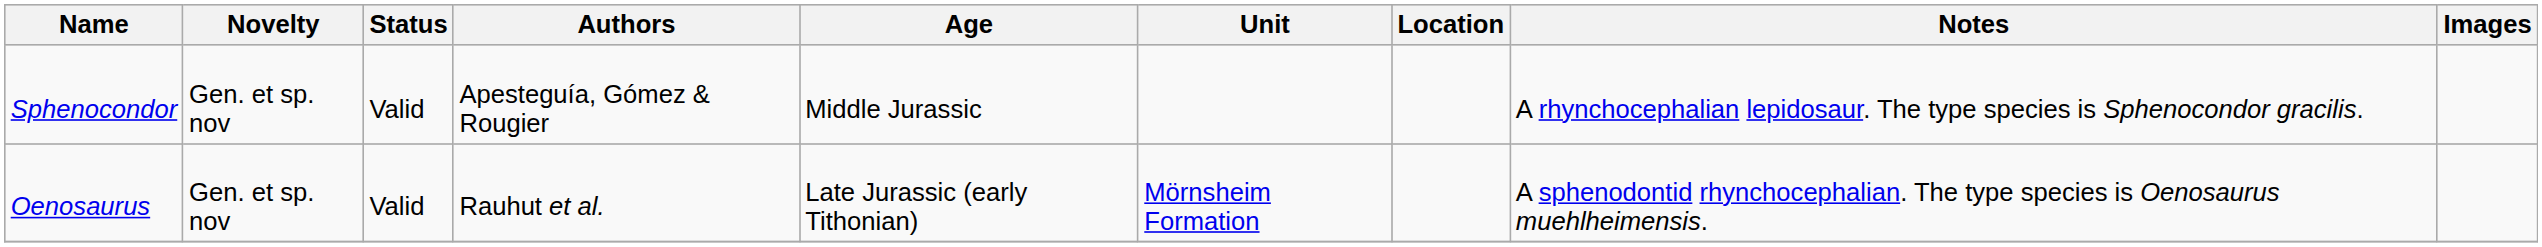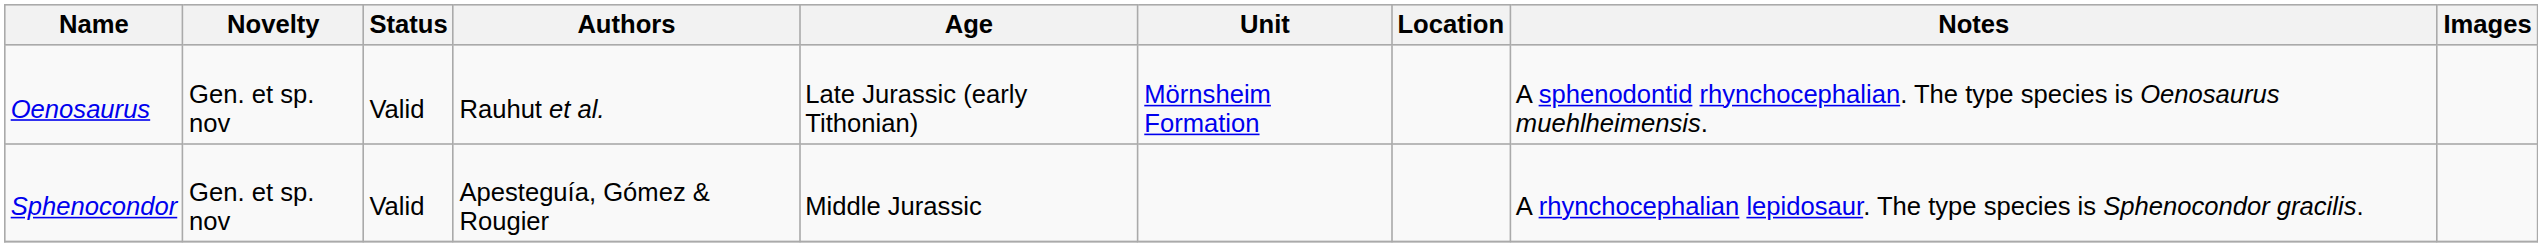rows swapped: (80, 206) <-> (94, 108)
